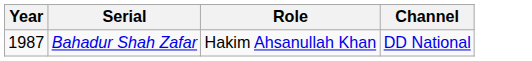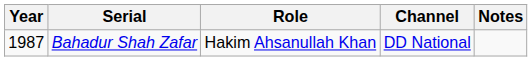+ column: (501, 17)
